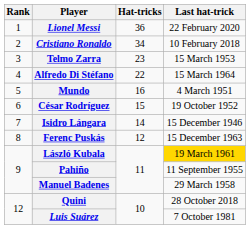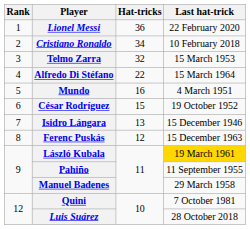(140, 59) 23 -> (140, 59) 32
(140, 122) 14 -> (140, 122) 13
(205, 201) 28 October 2018 -> (205, 201) 7 October 1981
(205, 216) 7 October 1981 -> (205, 216) 28 October 2018
